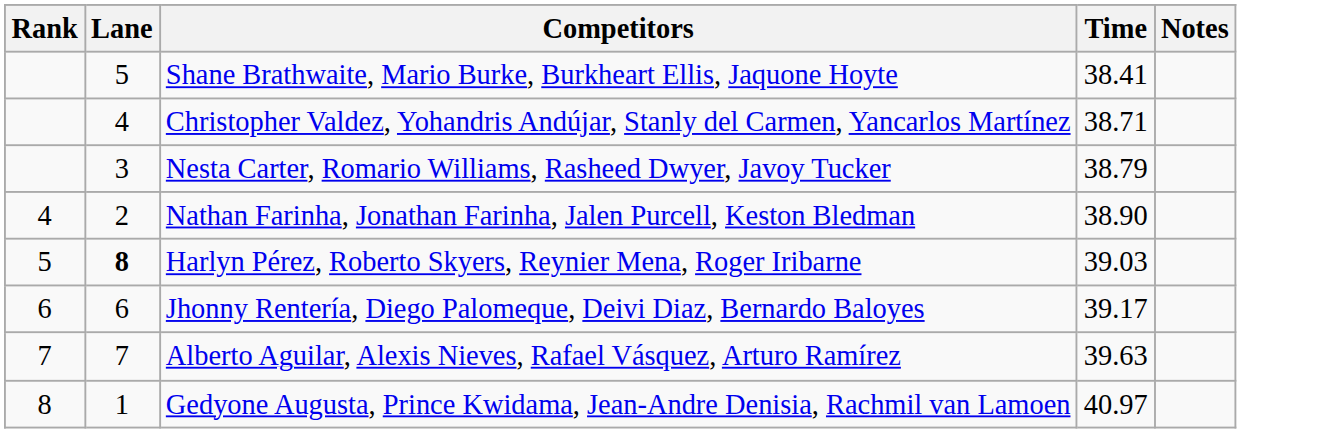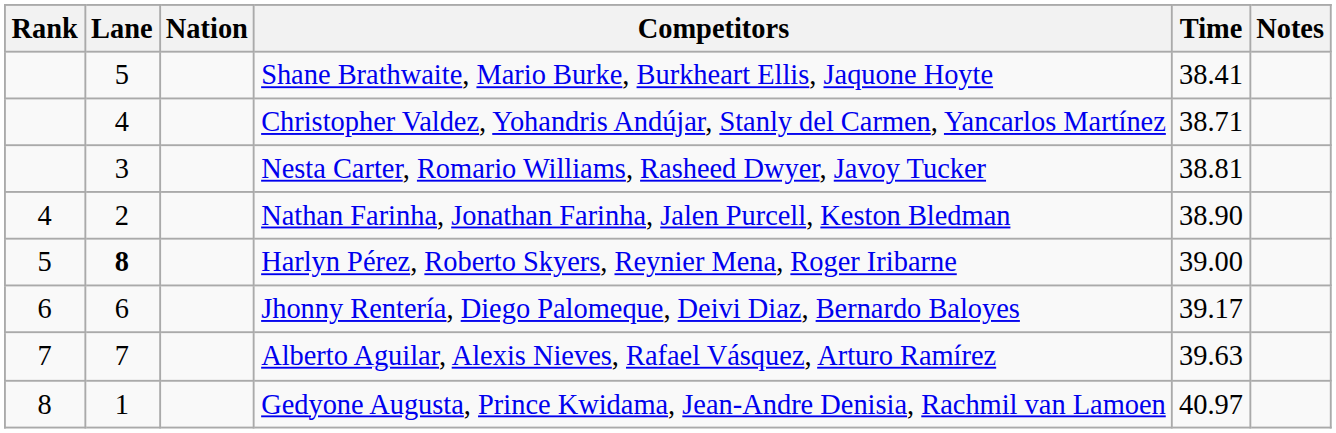+ column: (207, 28)
(1116, 168) 38.79 -> (1211, 168) 38.81
(1116, 262) 39.03 -> (1211, 262) 39.00
